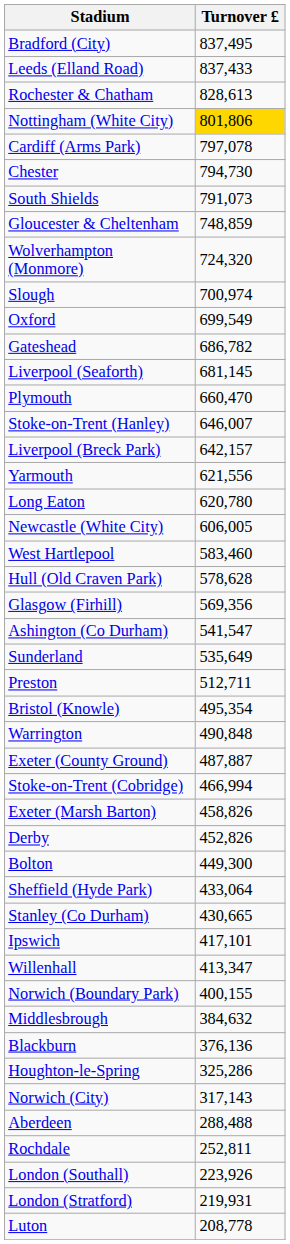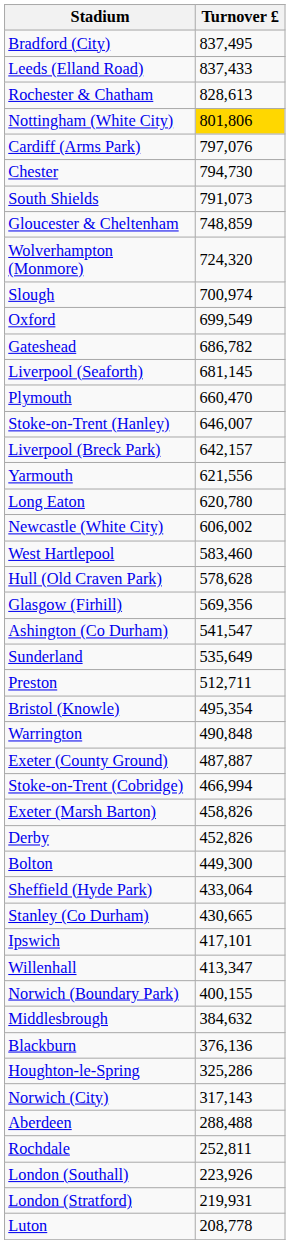(226, 146) 797,078 -> (226, 146) 797,076
(226, 527) 606,005 -> (226, 527) 606,002
